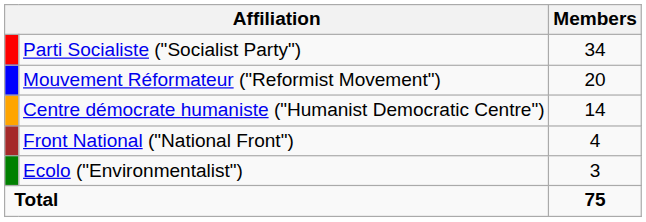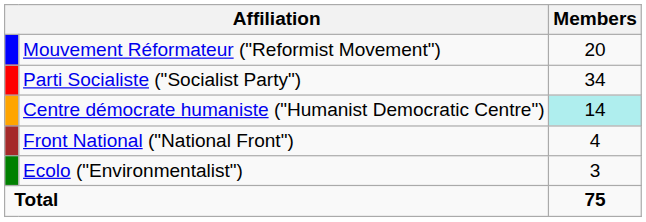rows swapped: (162, 49) <-> (232, 79)
(595, 110) no background -> (595, 110) paleturquoise background
